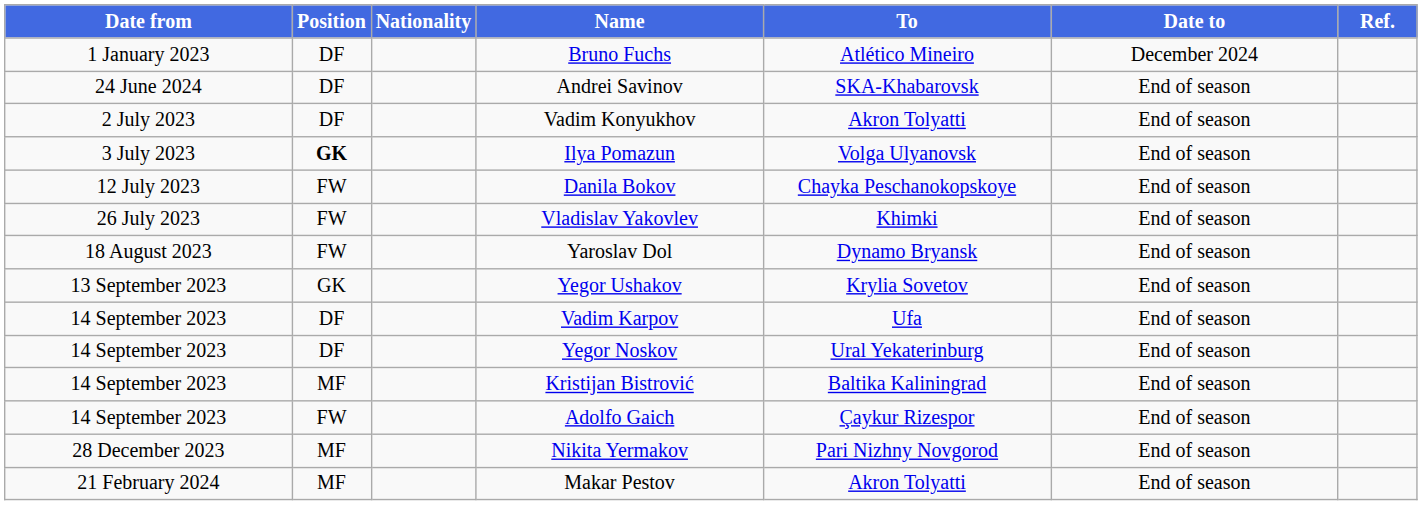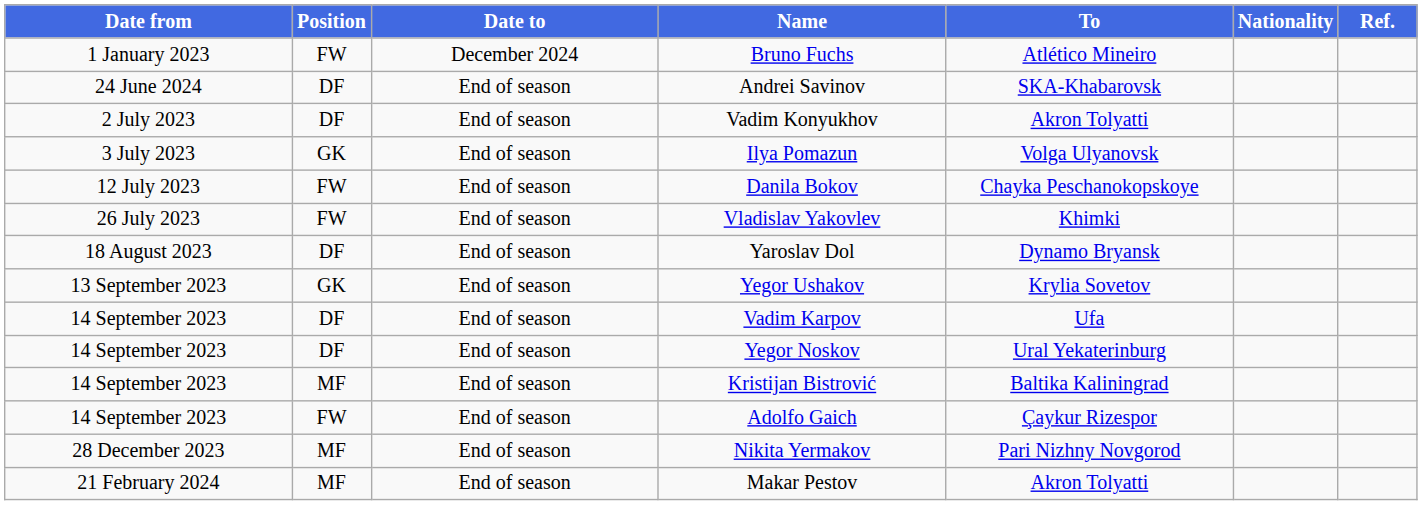columns swapped: (423, 21) <-> (1194, 21)
(332, 54) DF -> (332, 54) FW
(332, 153) bold -> (332, 153) normal
(332, 252) FW -> (332, 252) DF
